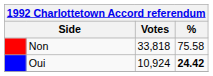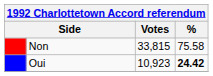(154, 47) 33,818 -> (154, 47) 33,815
(154, 63) 10,924 -> (154, 63) 10,923
